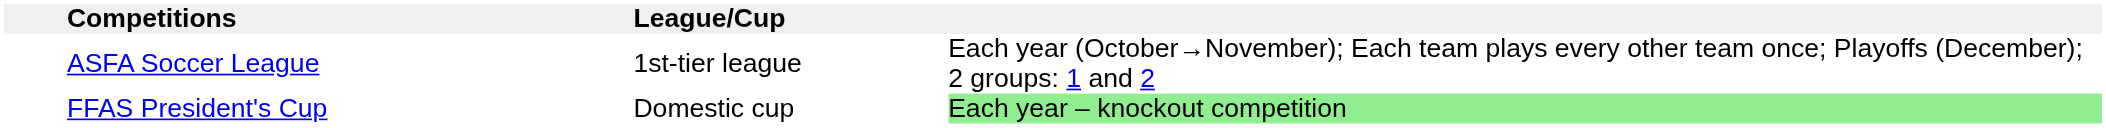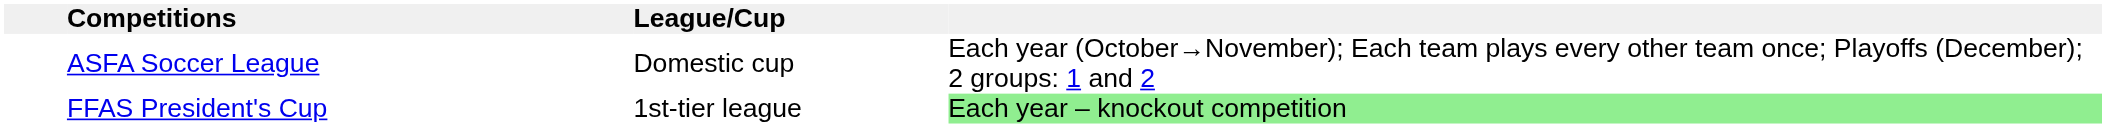(718, 63) 1st-tier league -> (714, 63) Domestic cup
(714, 108) Domestic cup -> (718, 108) 1st-tier league
